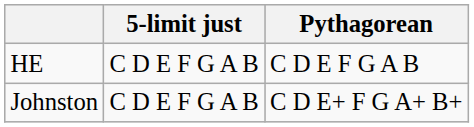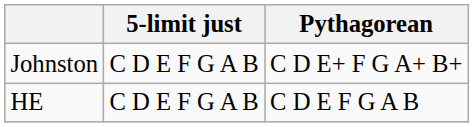rows swapped: (27, 63) <-> (54, 102)
